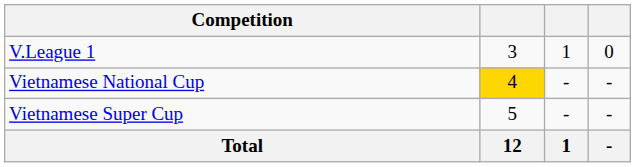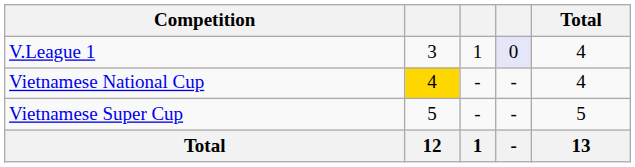+ column: (581, 20)
(609, 51) no background -> (514, 51) lavender background
